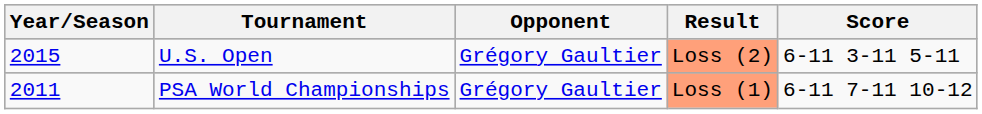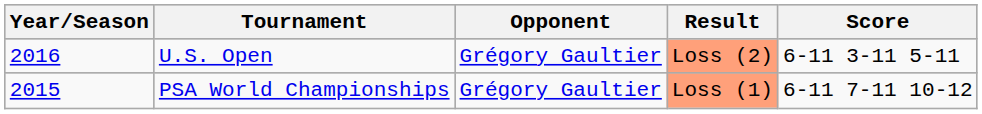(35, 56) 2015 -> (35, 56) 2016
(35, 91) 2011 -> (35, 91) 2015
